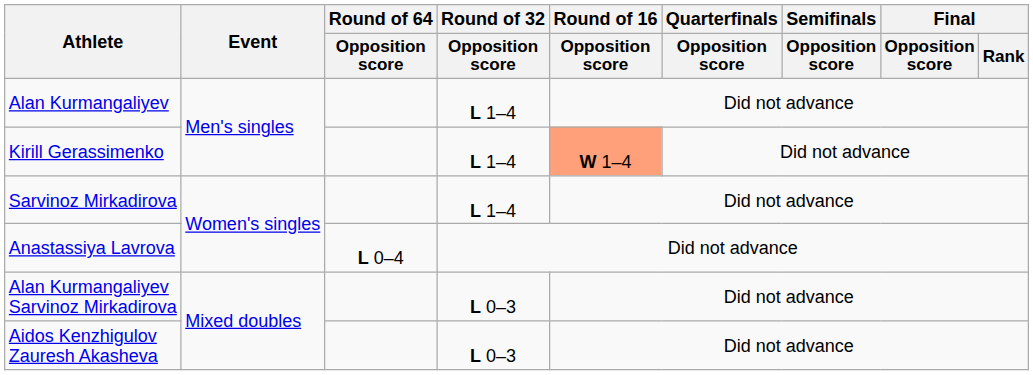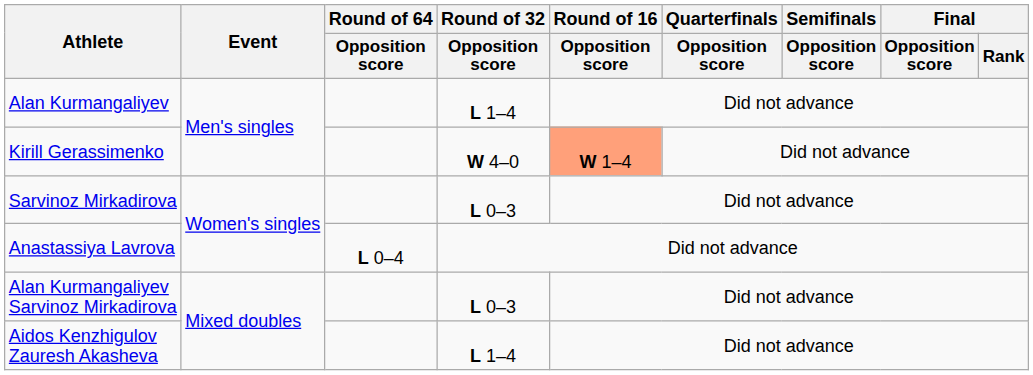(493, 162) L 1–4 -> (493, 162) W 4–0
(493, 210) L 1–4 -> (493, 210) L 0–3
(493, 355) L 0–3 -> (493, 355) L 1–4
